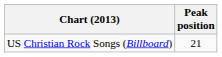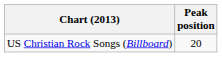(196, 43) 21 -> (196, 43) 20
